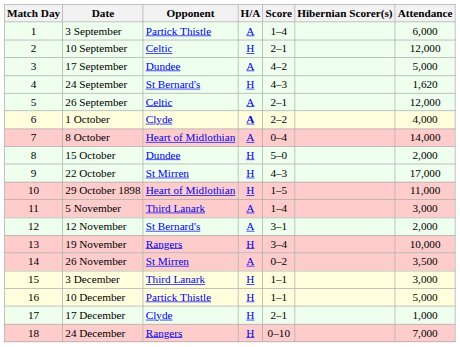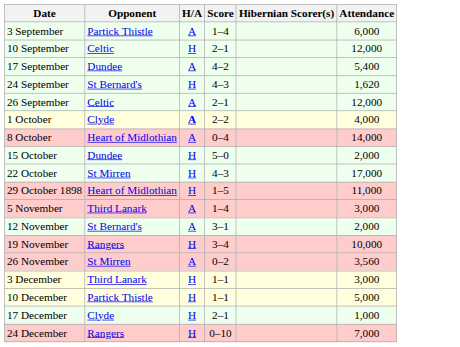- column: (34, 13)
(425, 66) 5,000 -> (367, 66) 5,400
(425, 262) 3,500 -> (367, 262) 3,560
